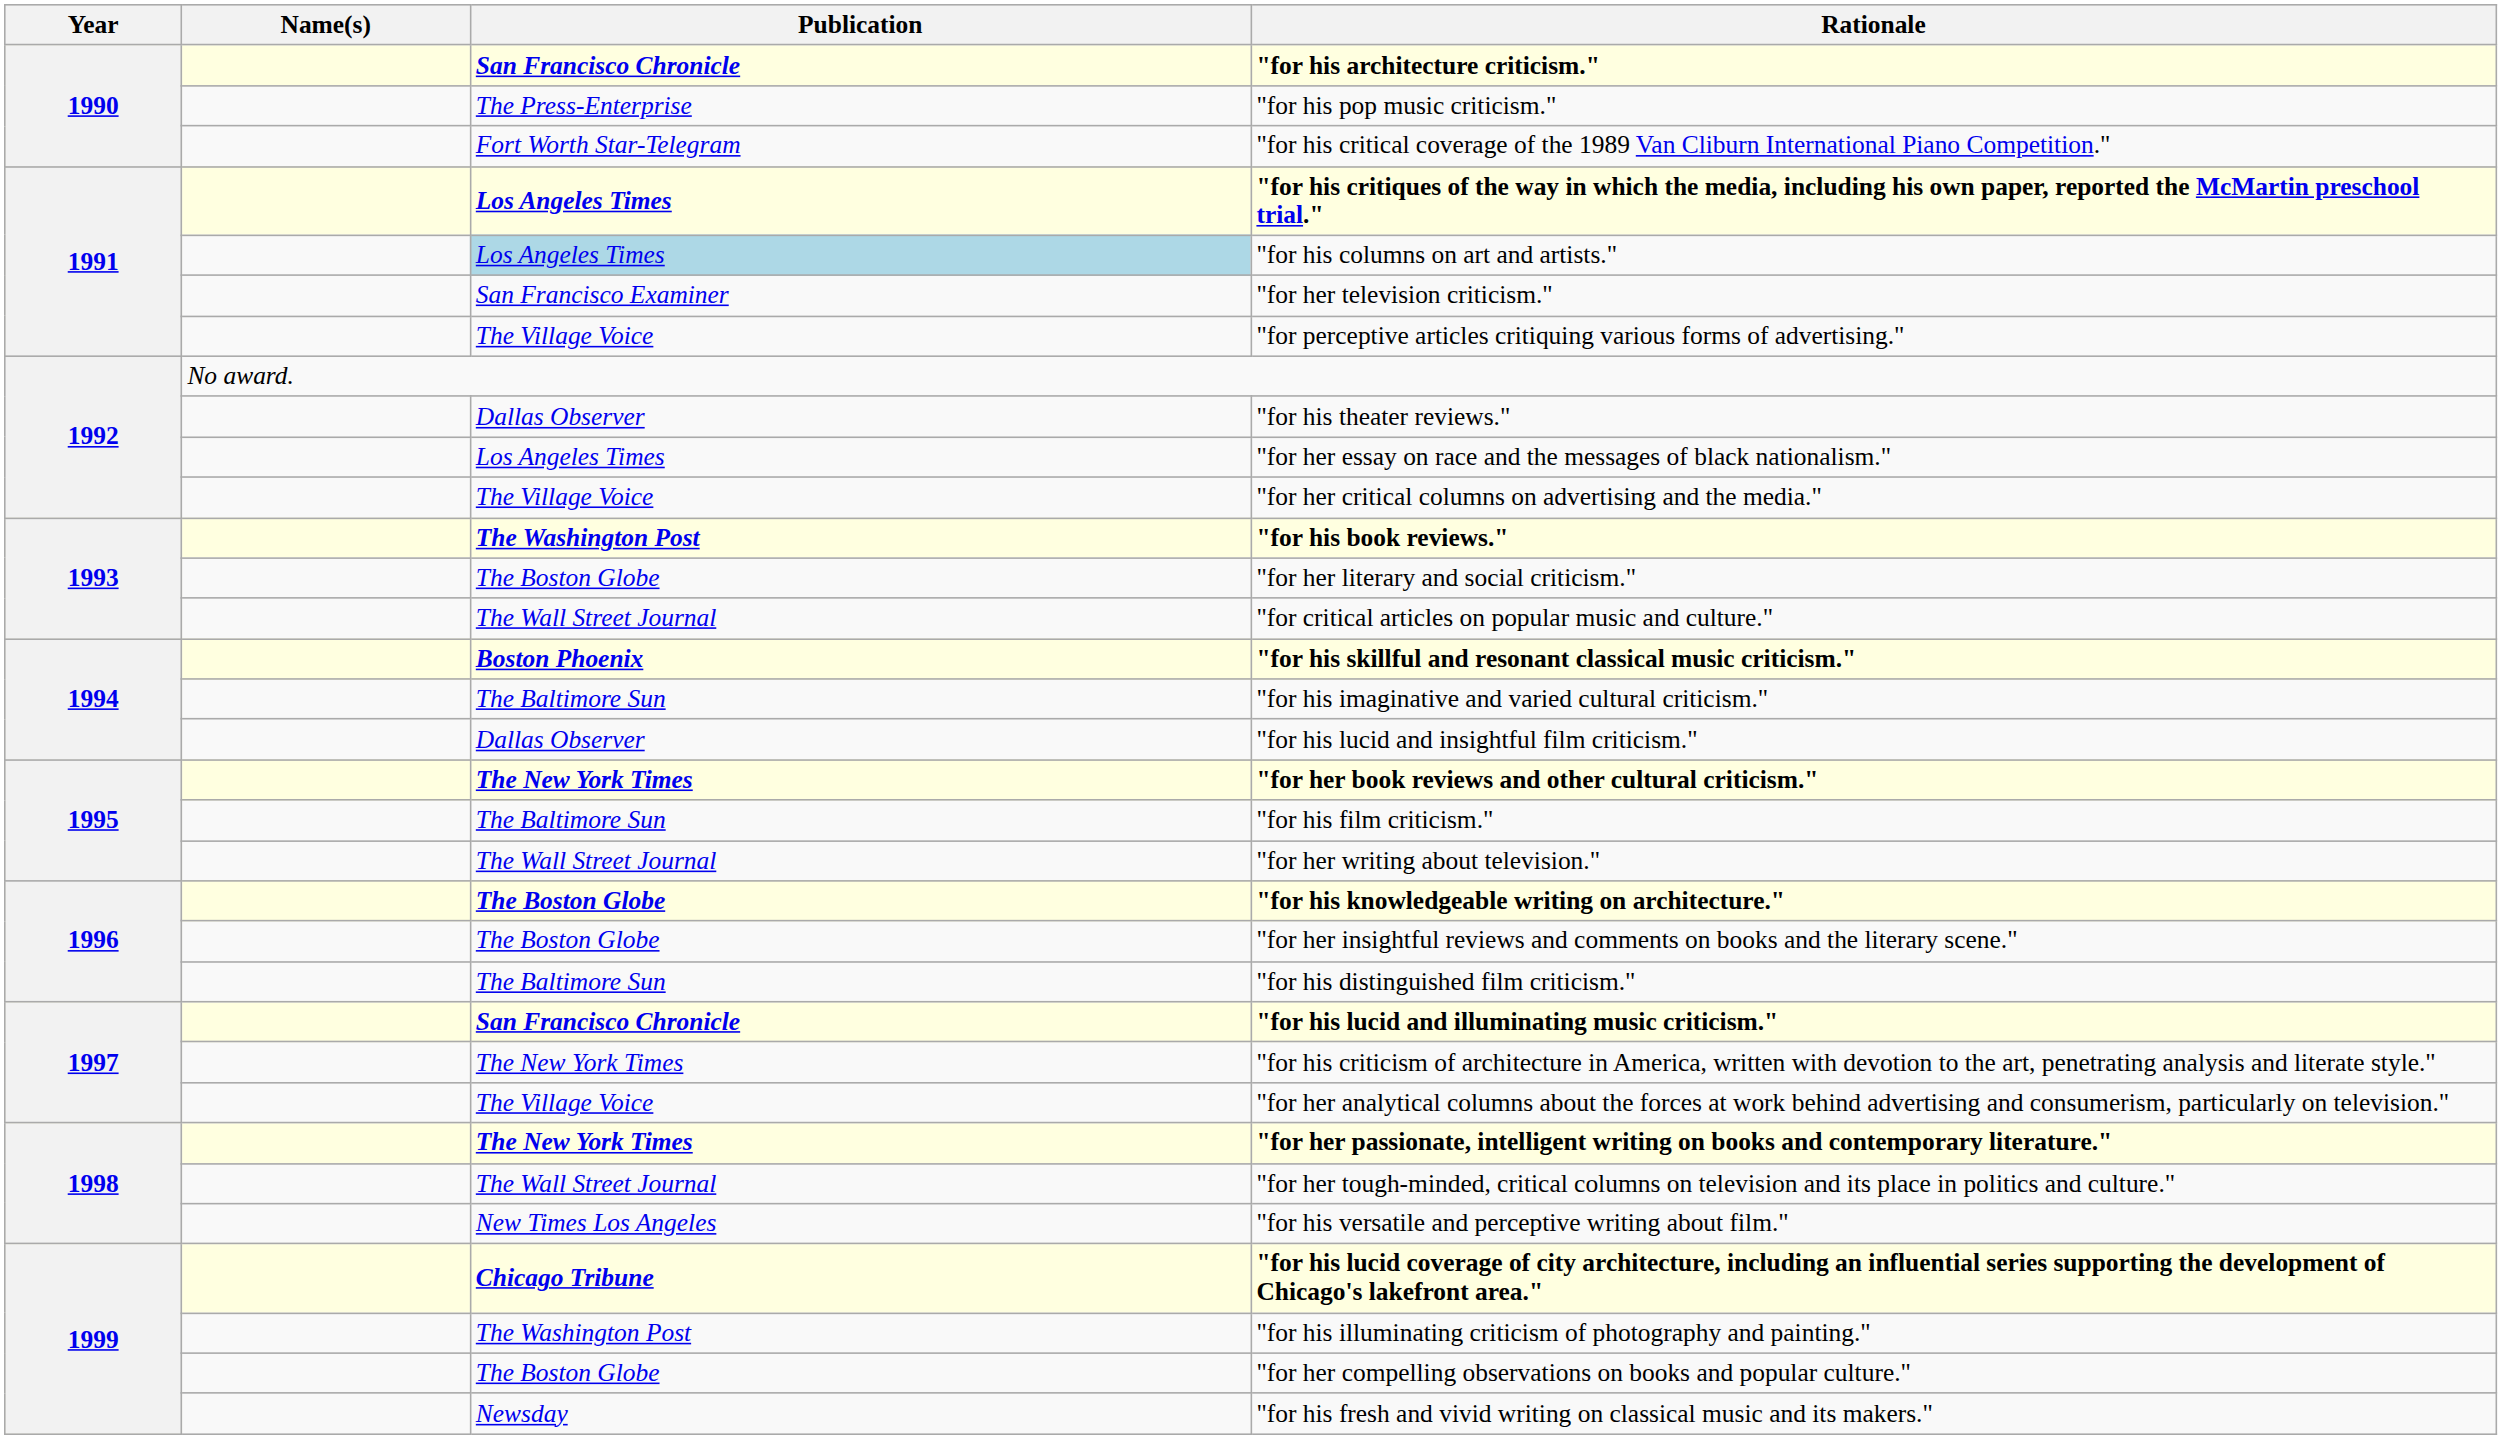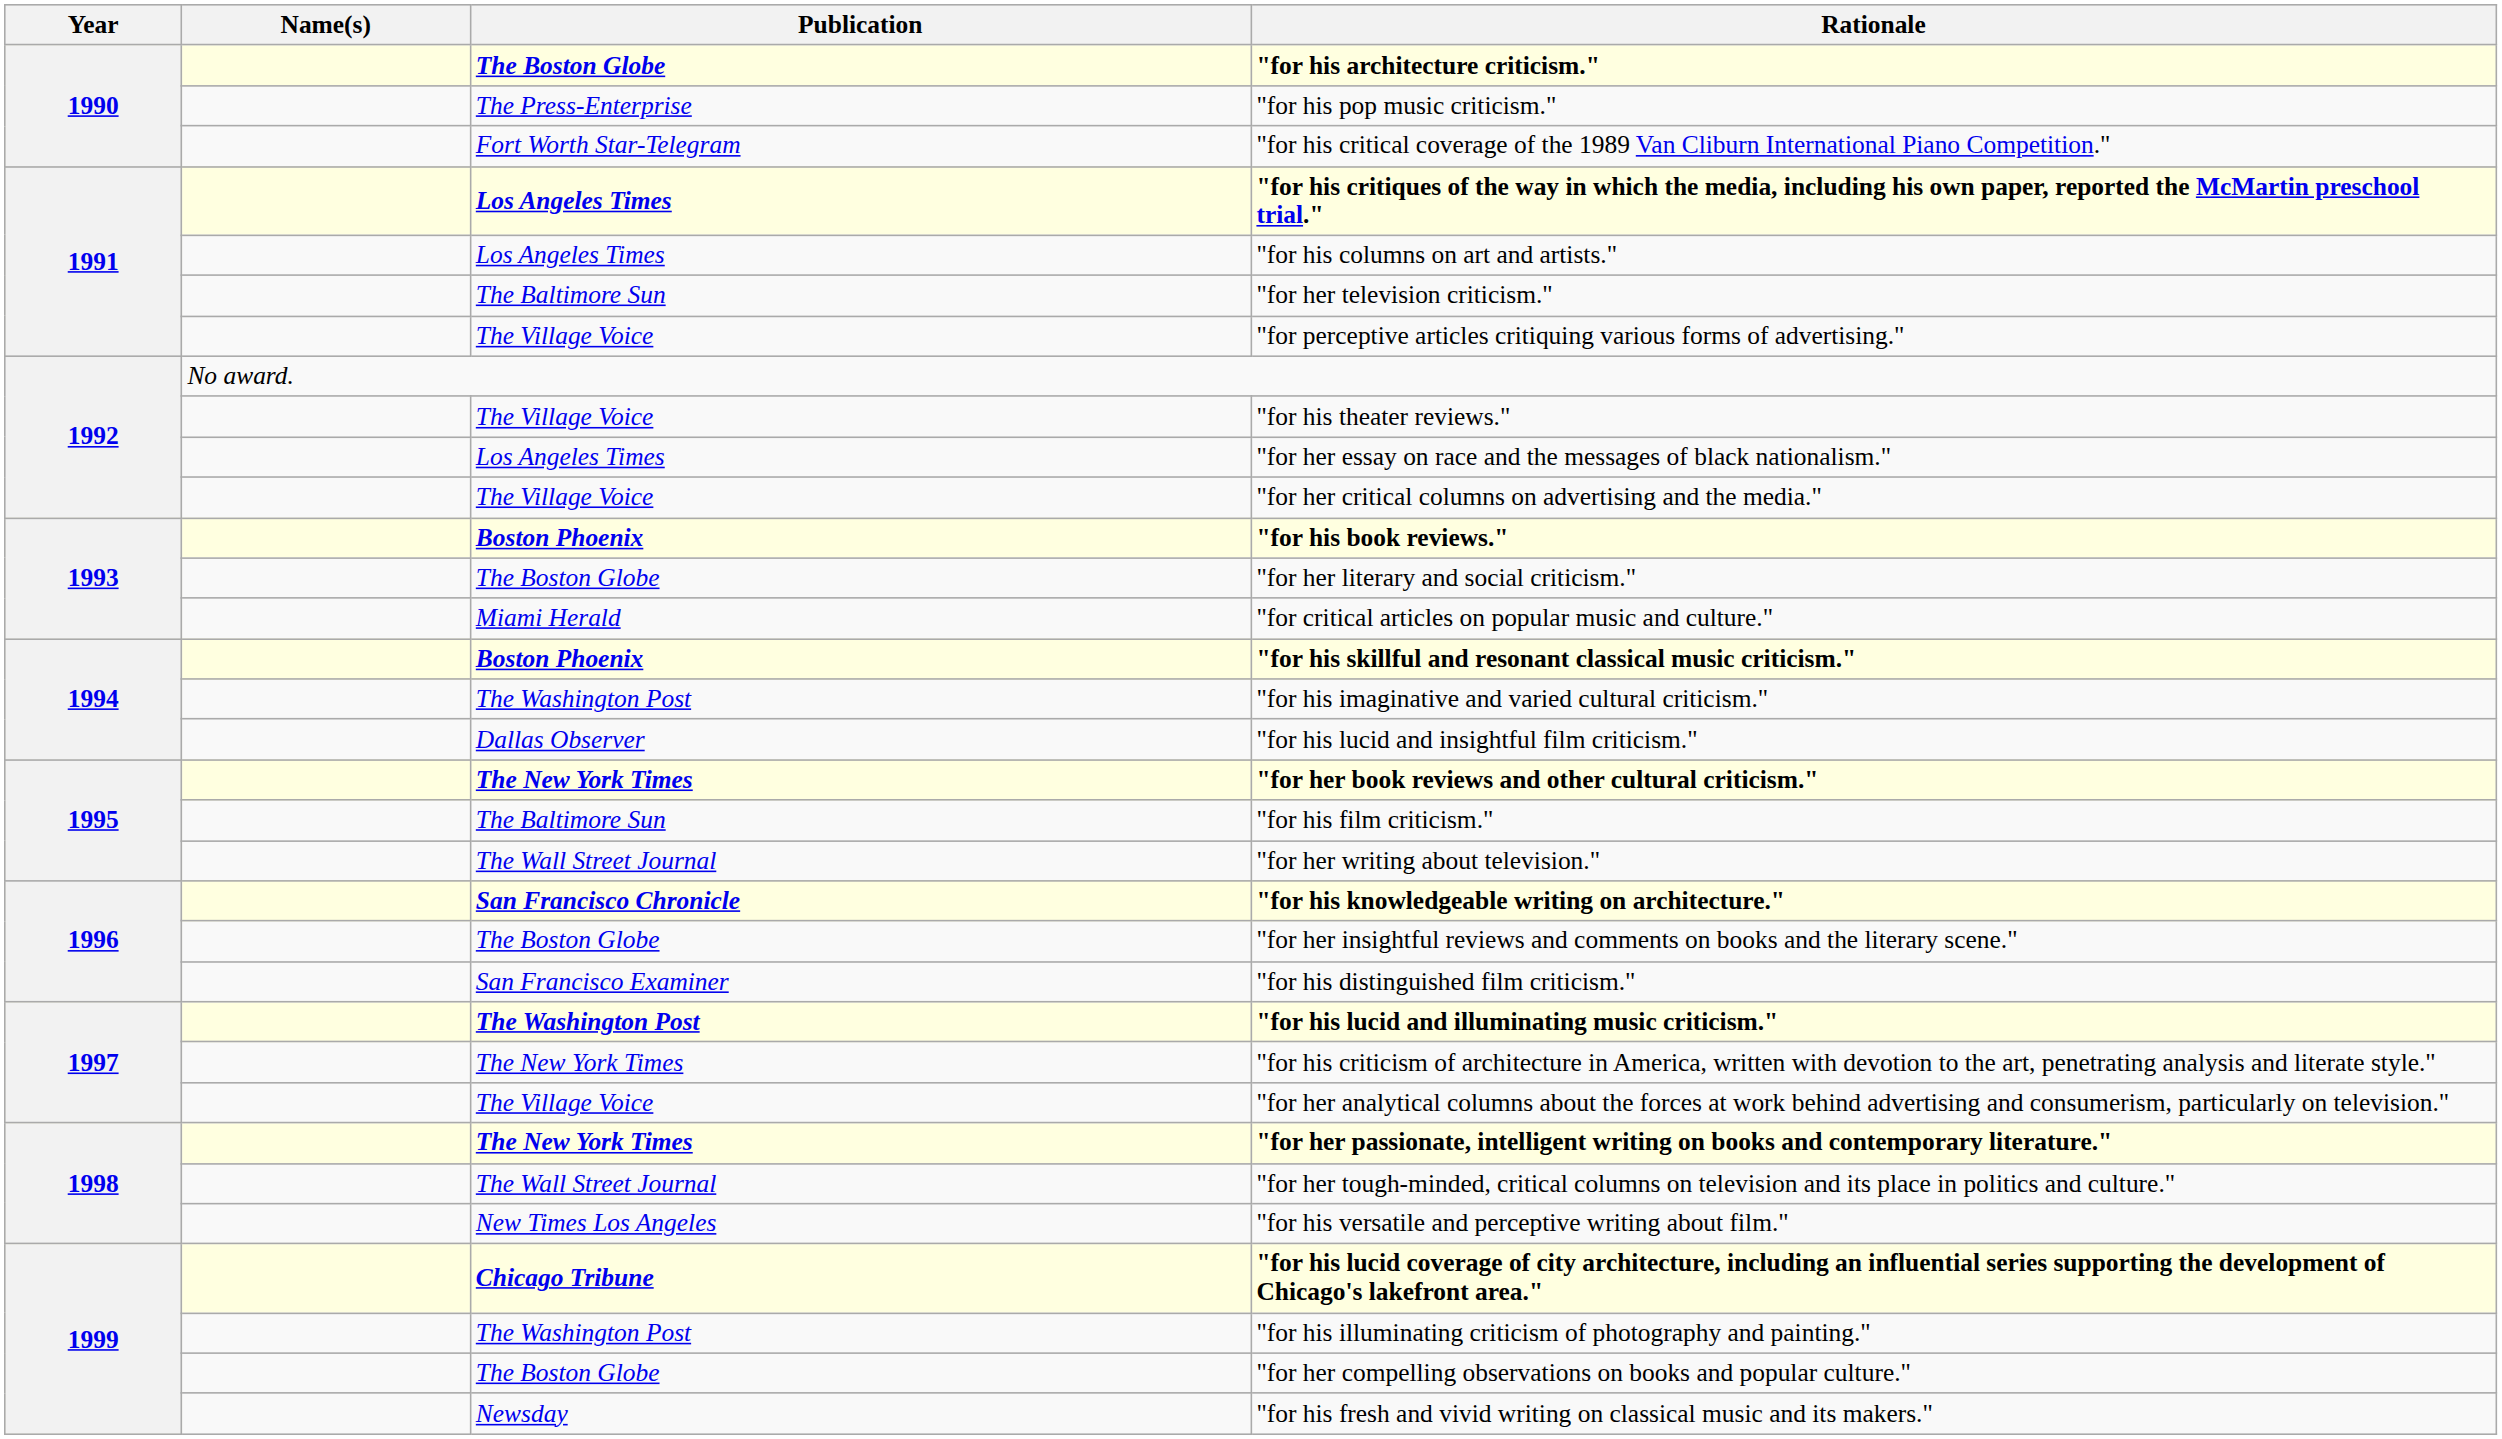(608, 65) San Francisco Chronicle -> (571, 65) The Boston Globe
(570, 255) lightblue background -> (570, 255) no background
(602, 295) San Francisco Examiner -> (571, 295) The Baltimore Sun
(560, 416) Dallas Observer -> (565, 416) The Village Voice
(588, 537) The Washington Post -> (560, 537) Boston Phoenix
(596, 618) The Wall Street Journal -> (548, 618) Miami Herald
(571, 698) The Baltimore Sun -> (583, 698) The Washington Post
(571, 900) The Boston Globe -> (608, 900) San Francisco Chronicle
(571, 981) The Baltimore Sun -> (602, 981) San Francisco Examiner
(608, 1021) San Francisco Chronicle -> (588, 1021) The Washington Post
